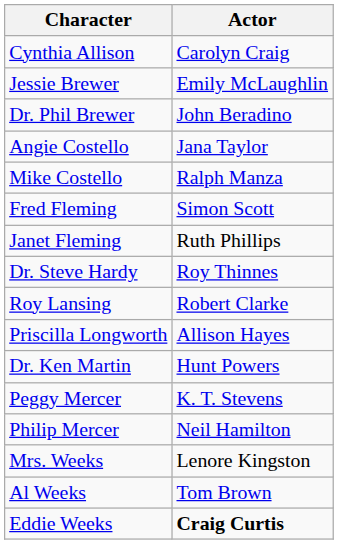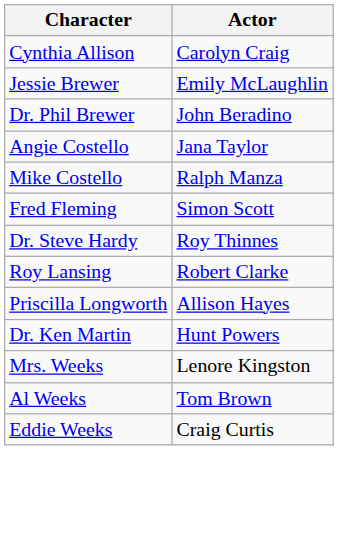- row: (65, 240)
- row: (65, 397)
- row: (64, 429)
(230, 523) bold -> (225, 429) normal
